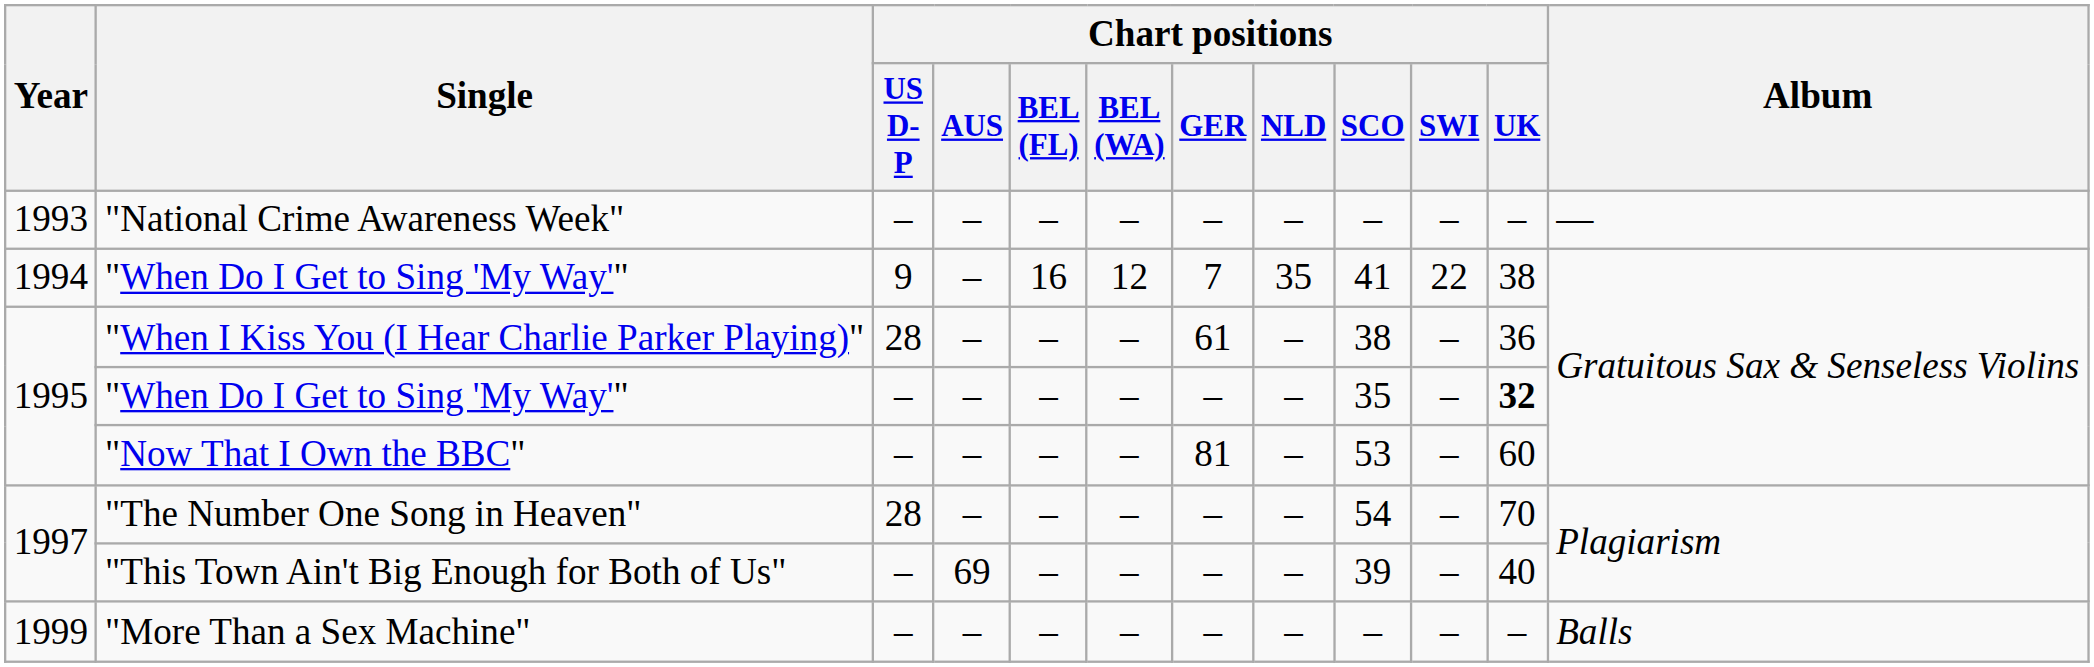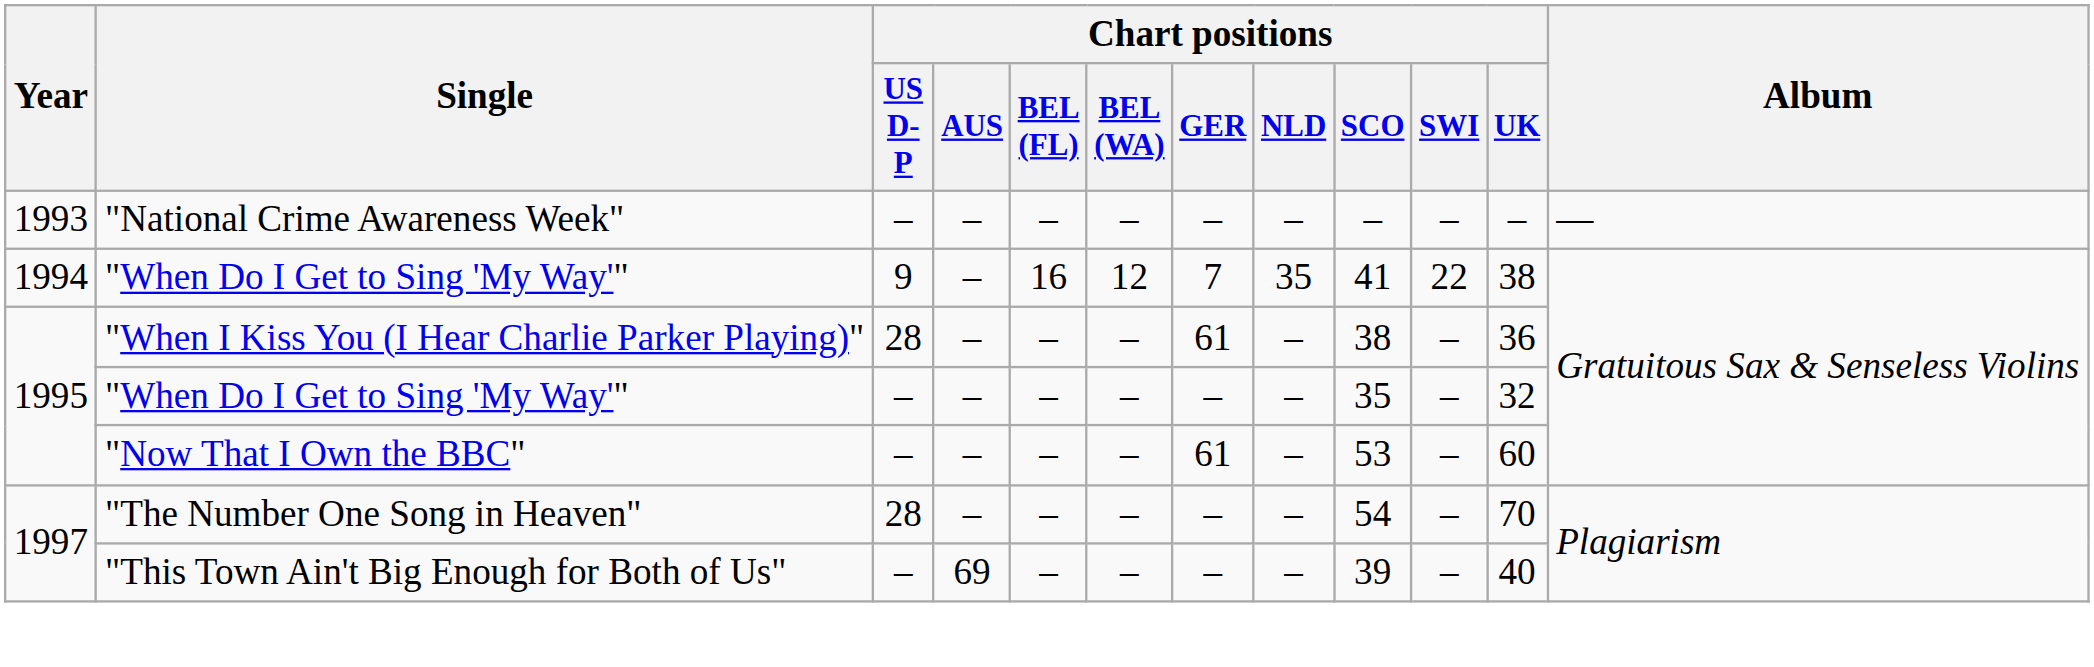(1517, 395) bold -> (1517, 395) normal
(1213, 454) 81 -> (1213, 454) 61
- row: (51, 630)
